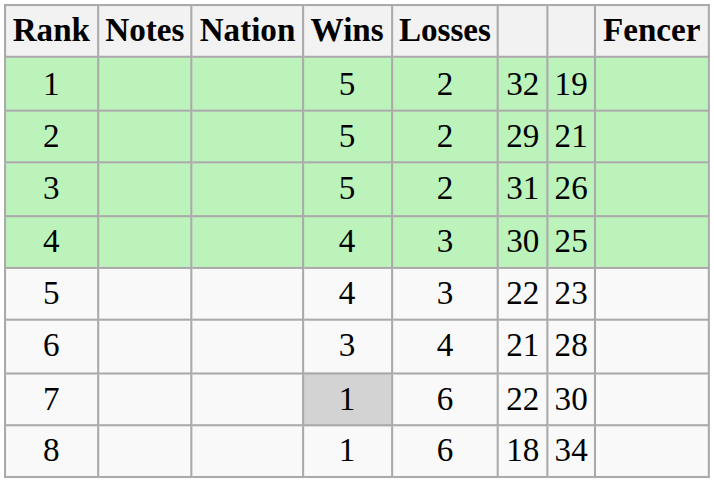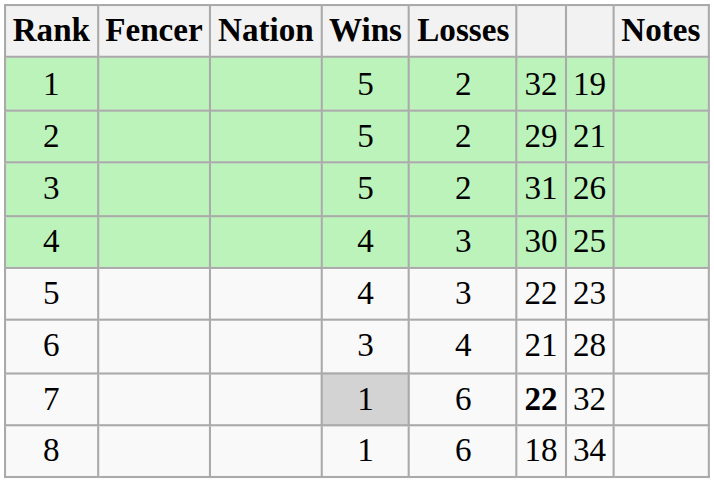columns swapped: (652, 30) <-> (145, 30)
(523, 398) normal -> (541, 398) bold
(571, 398) 30 -> (589, 398) 32
